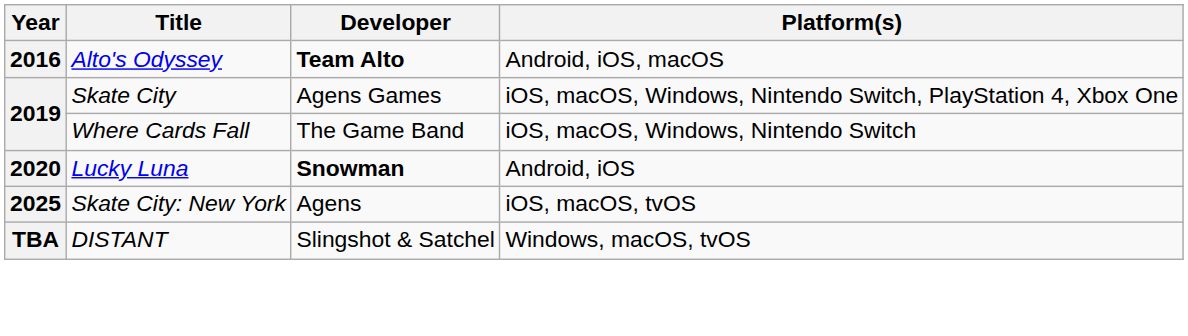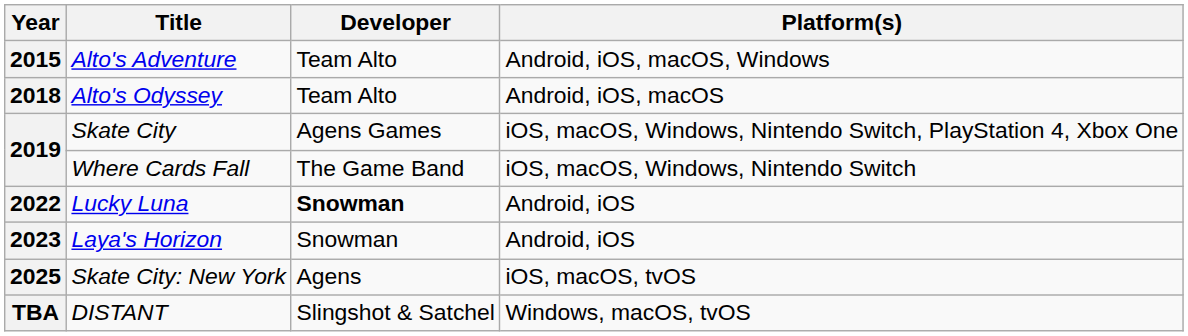+ row: (154, 58)
(35, 58) 2016 -> (35, 95) 2018
(350, 58) bold -> (347, 95) normal
(35, 167) 2020 -> (35, 204) 2022
+ row: (147, 240)
